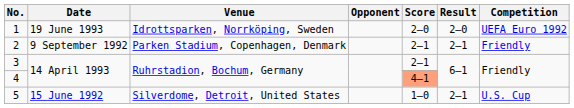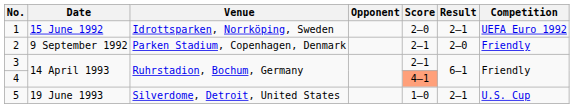(67, 29) 19 June 1993 -> (67, 29) 15 June 1992
(458, 29) 2–0 -> (458, 29) 2–1
(458, 46) 2–1 -> (458, 46) 2–0
(67, 95) 15 June 1992 -> (67, 95) 19 June 1993
